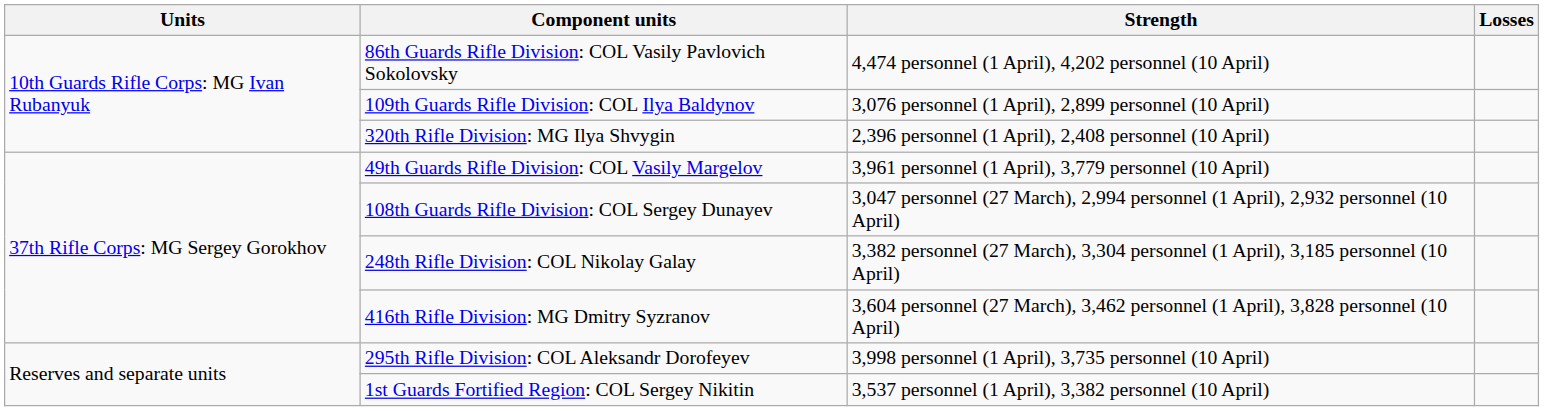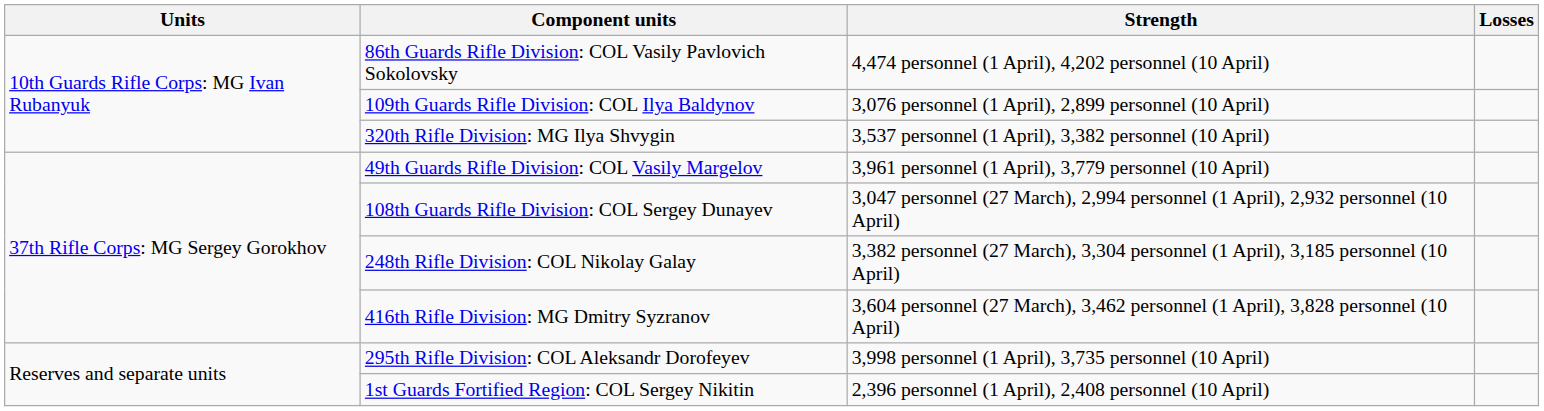(1061, 135) 2,396 personnel (1 April), 2,408 personnel (10 April) -> (1061, 135) 3,537 personnel (1 April), 3,382 personnel (10 April)
(1061, 389) 3,537 personnel (1 April), 3,382 personnel (10 April) -> (1061, 389) 2,396 personnel (1 April), 2,408 personnel (10 April)
